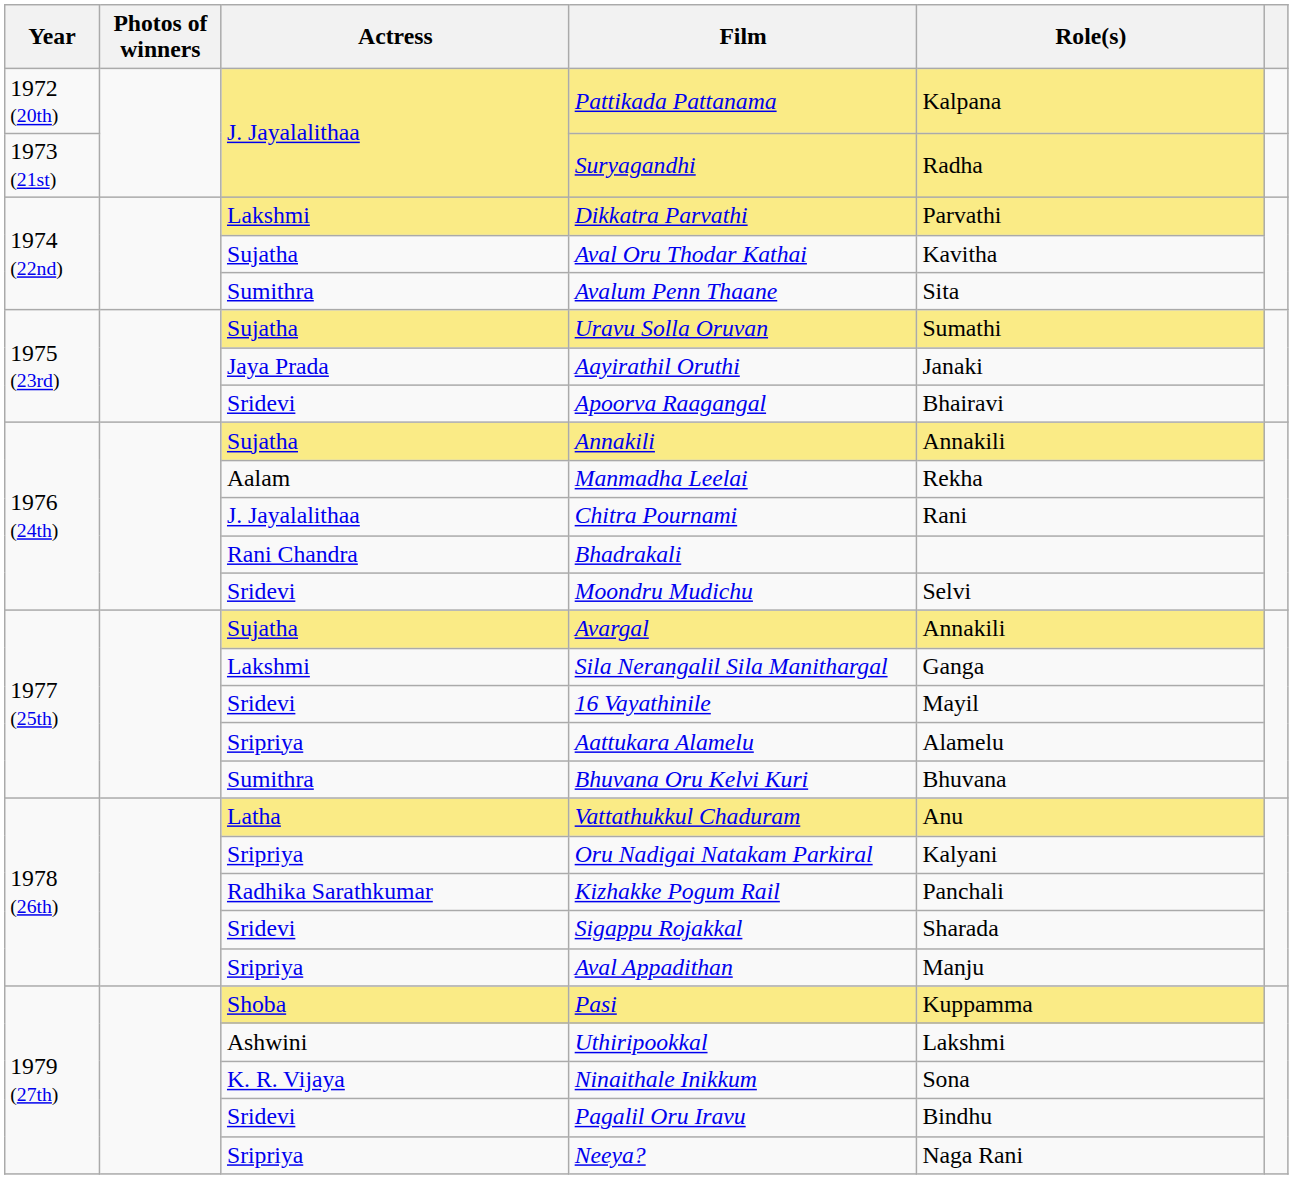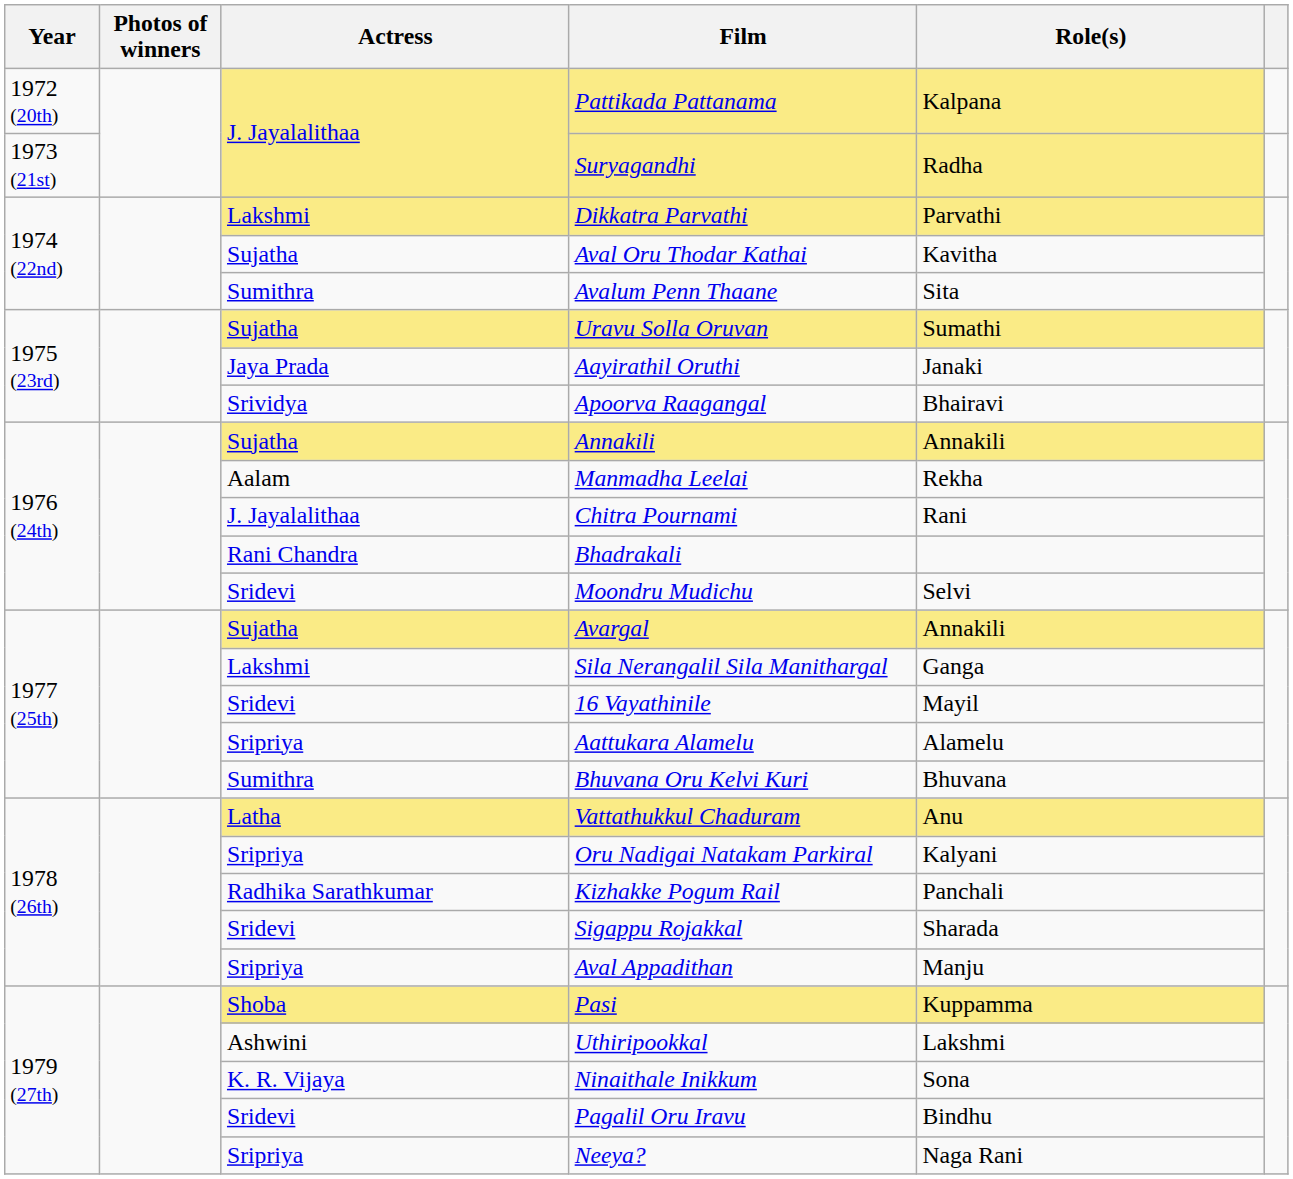(261, 403) Sridevi -> (267, 403) Srividya
